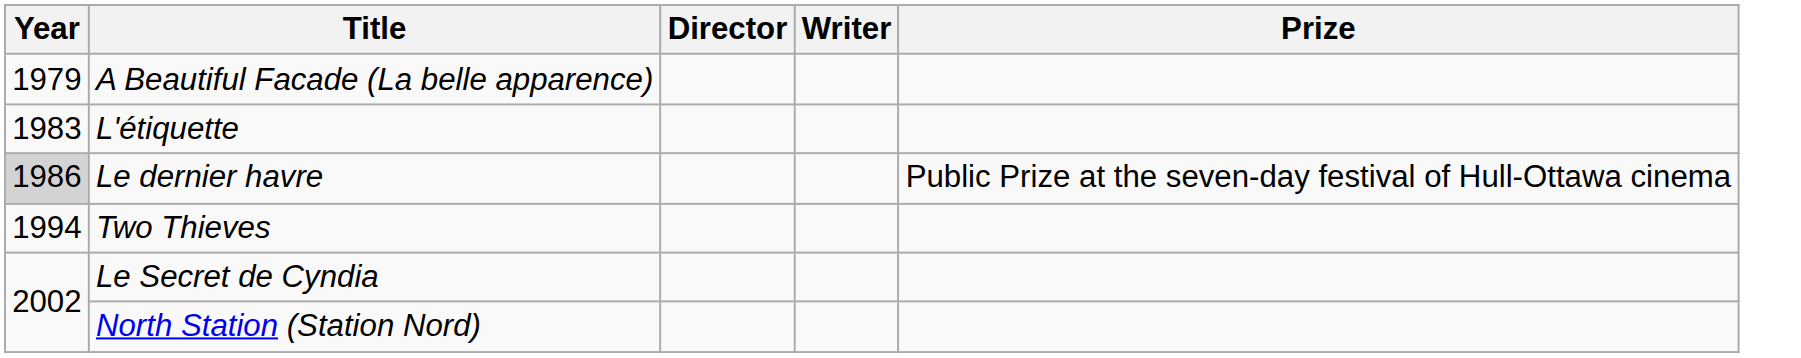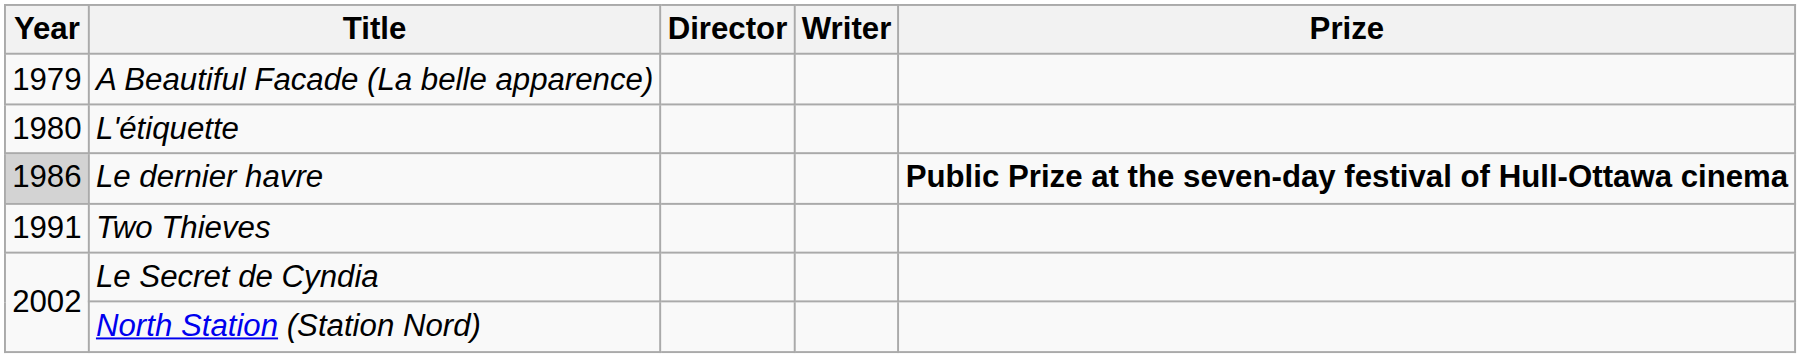(47, 128) 1983 -> (47, 128) 1980
(1318, 177) normal -> (1347, 177) bold
(47, 227) 1994 -> (47, 227) 1991
